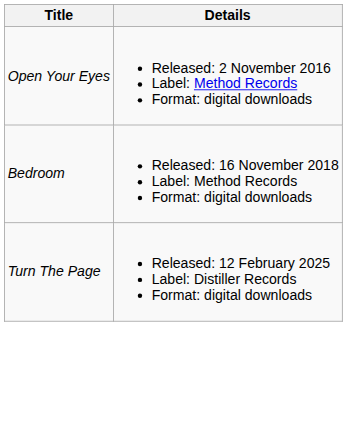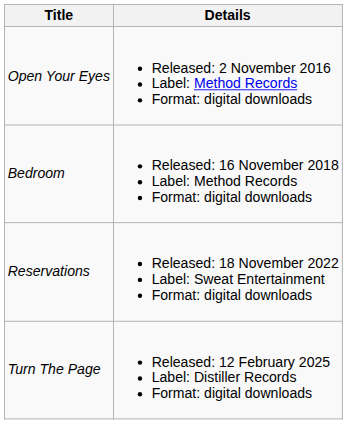+ row: (49, 271)
